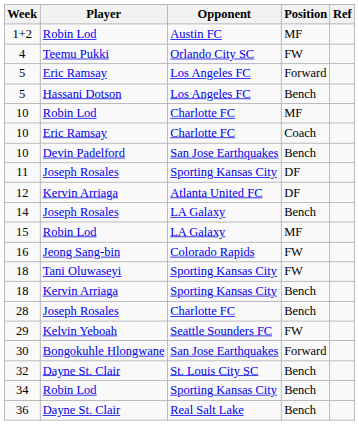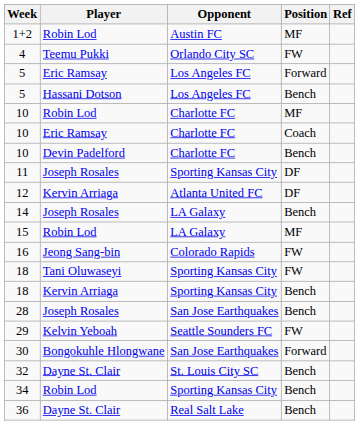(224, 152) San Jose Earthquakes -> (203, 152) Charlotte FC
(203, 311) Charlotte FC -> (224, 311) San Jose Earthquakes
